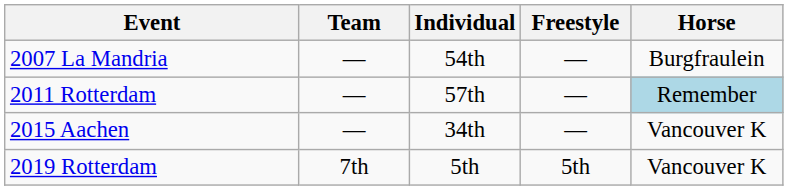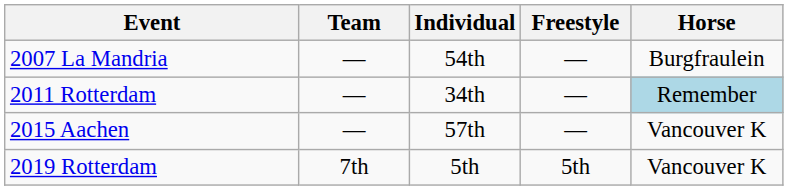(465, 94) 57th -> (465, 94) 34th
(465, 130) 34th -> (465, 130) 57th
